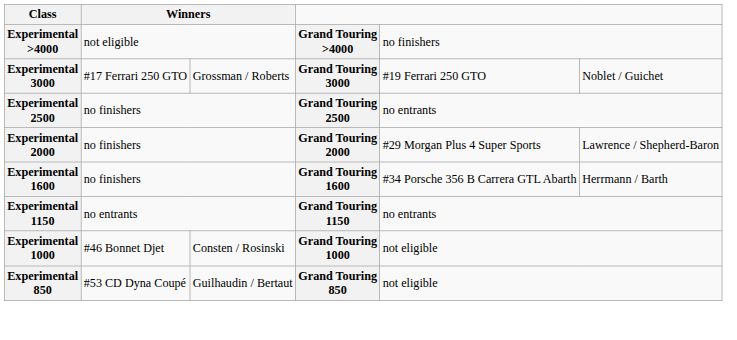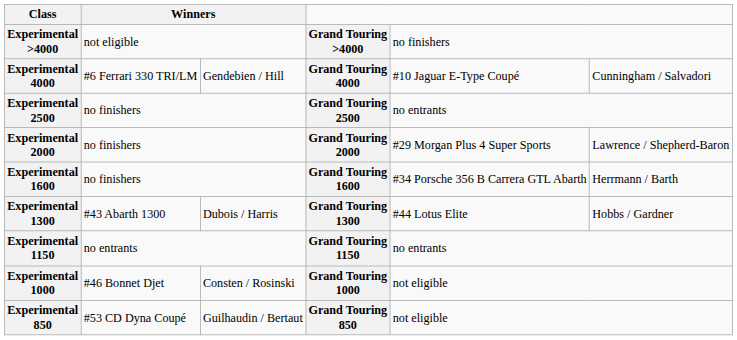+ row: (43, 76)
- row: (43, 76)
+ row: (43, 214)
